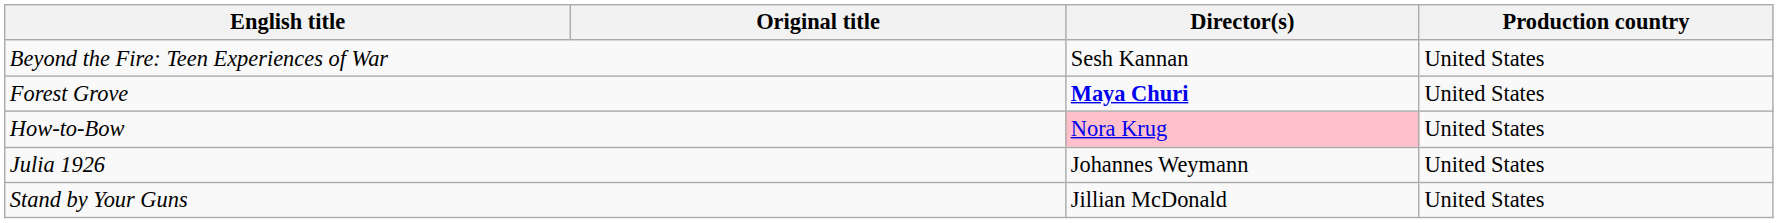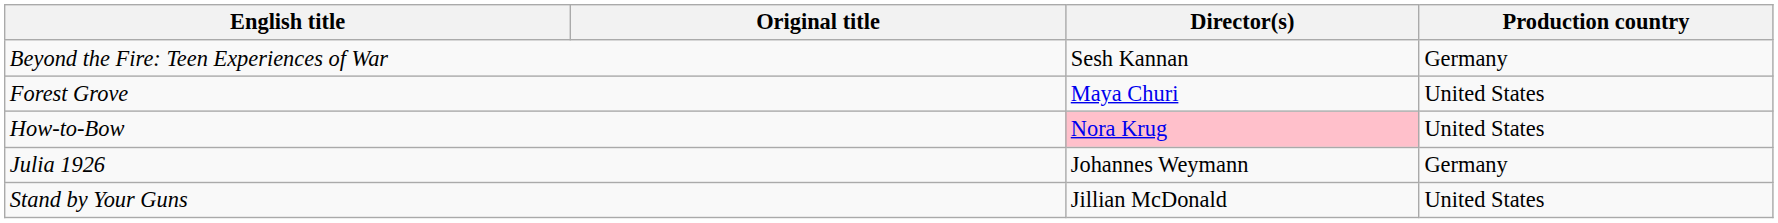(1484, 57) United States -> (1466, 57) Germany
(1130, 93) bold -> (1125, 93) normal
(1484, 164) United States -> (1466, 164) Germany
